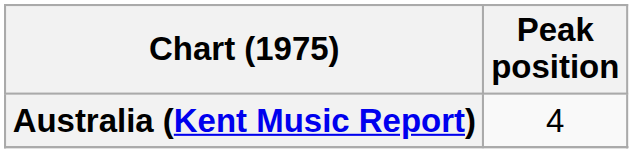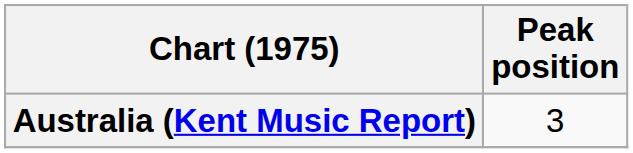(555, 119) 4 -> (555, 119) 3
